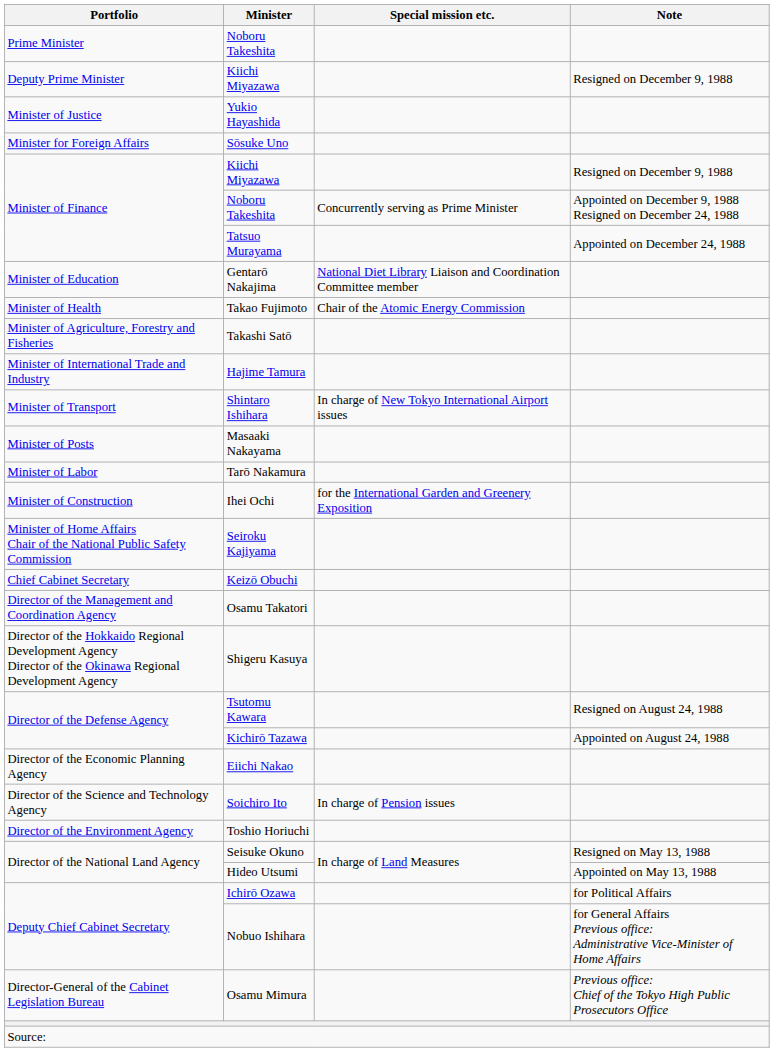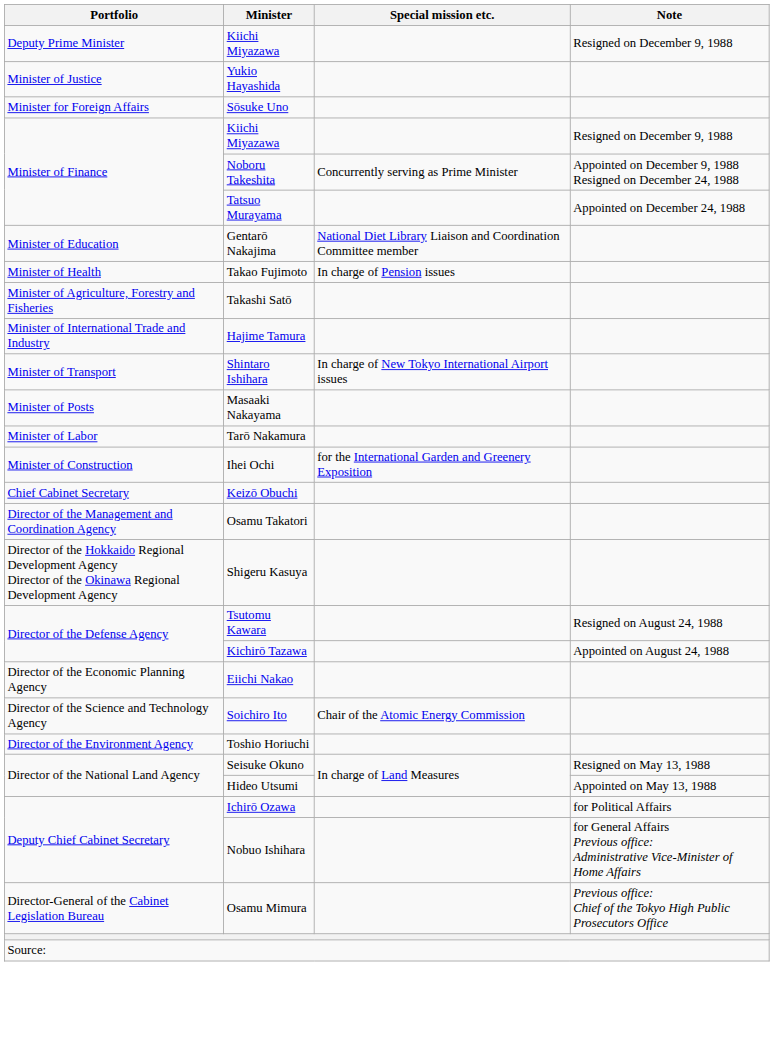- row: (46, 43)
(421, 308) Chair of the Atomic Energy Commission -> (386, 272) In charge of Pension issues
- row: (97, 544)
(386, 802) In charge of Pension issues -> (421, 716) Chair of the Atomic Energy Commission
